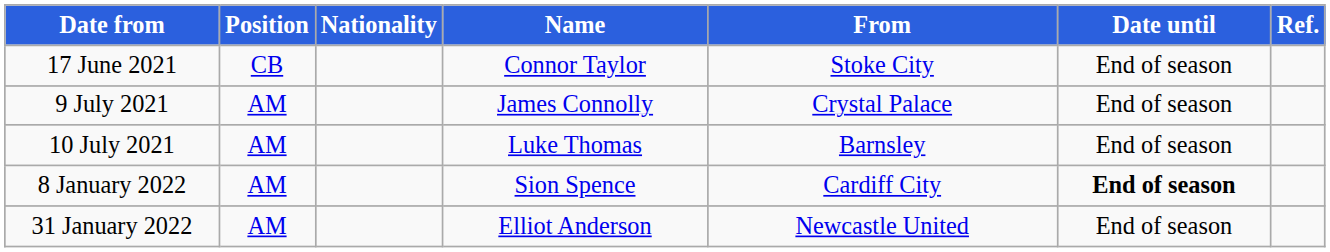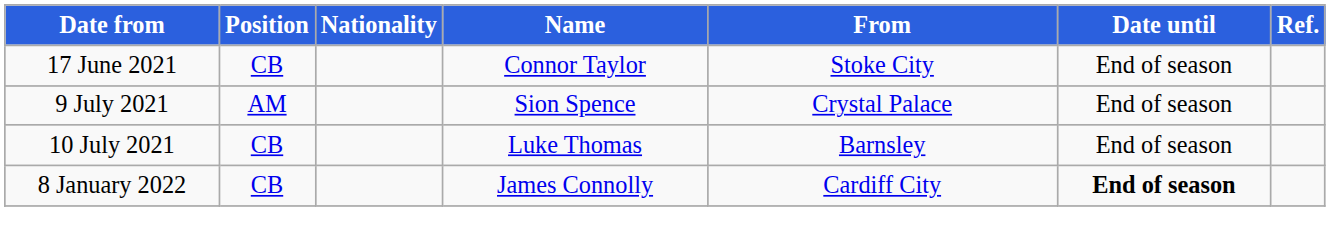(575, 105) James Connolly -> (575, 105) Sion Spence
(267, 145) AM -> (267, 145) CB
(267, 185) AM -> (267, 185) CB
(575, 185) Sion Spence -> (575, 185) James Connolly
- row: (112, 225)
